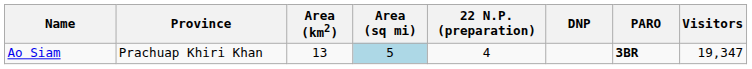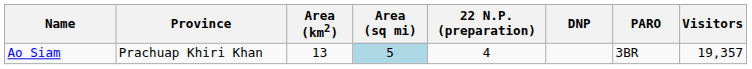(627, 53) bold -> (627, 53) normal
(720, 53) 19,347 -> (720, 53) 19,357
